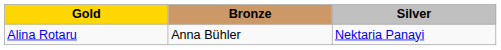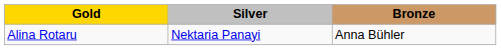columns swapped: (414, 14) <-> (250, 14)
